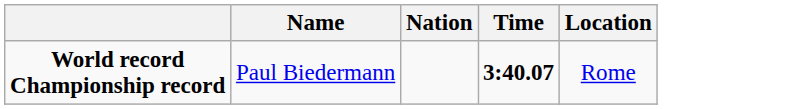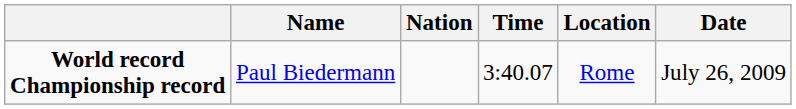+ column: (724, 22)
(519, 72) bold -> (518, 72) normal
